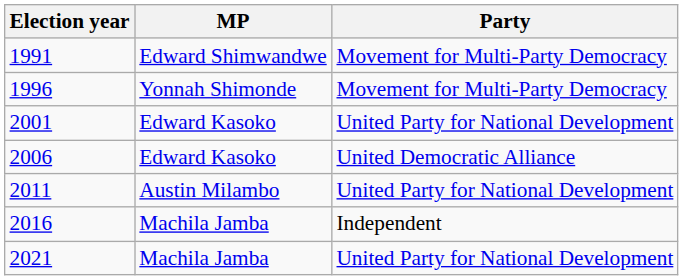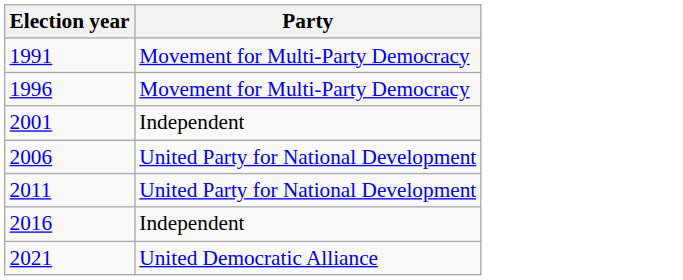- column: (233, 21)
(505, 122) United Party for National Development -> (192, 122) Independent
(456, 156) United Democratic Alliance -> (308, 156) United Party for National Development
(505, 257) United Party for National Development -> (259, 257) United Democratic Alliance
